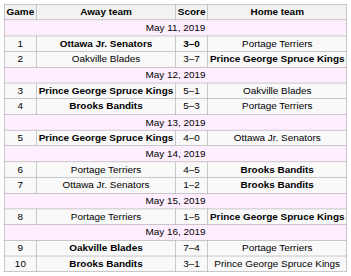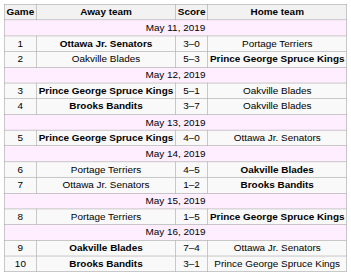(192, 43) bold -> (192, 43) normal
(192, 59) 3–7 -> (192, 59) 5–3
(192, 106) 5–3 -> (192, 106) 3–7
(277, 106) Portage Terriers -> (277, 106) Oakville Blades
(277, 169) Brooks Bandits -> (277, 169) Oakville Blades
(277, 248) Portage Terriers -> (277, 248) Ottawa Jr. Senators
